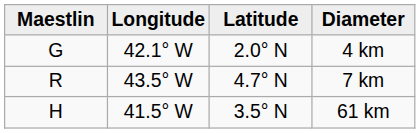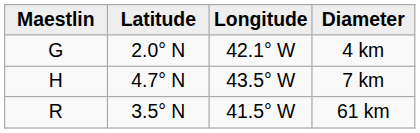columns swapped: (261, 19) <-> (158, 19)
(56, 81) R -> (56, 81) H
(56, 111) H -> (56, 111) R
